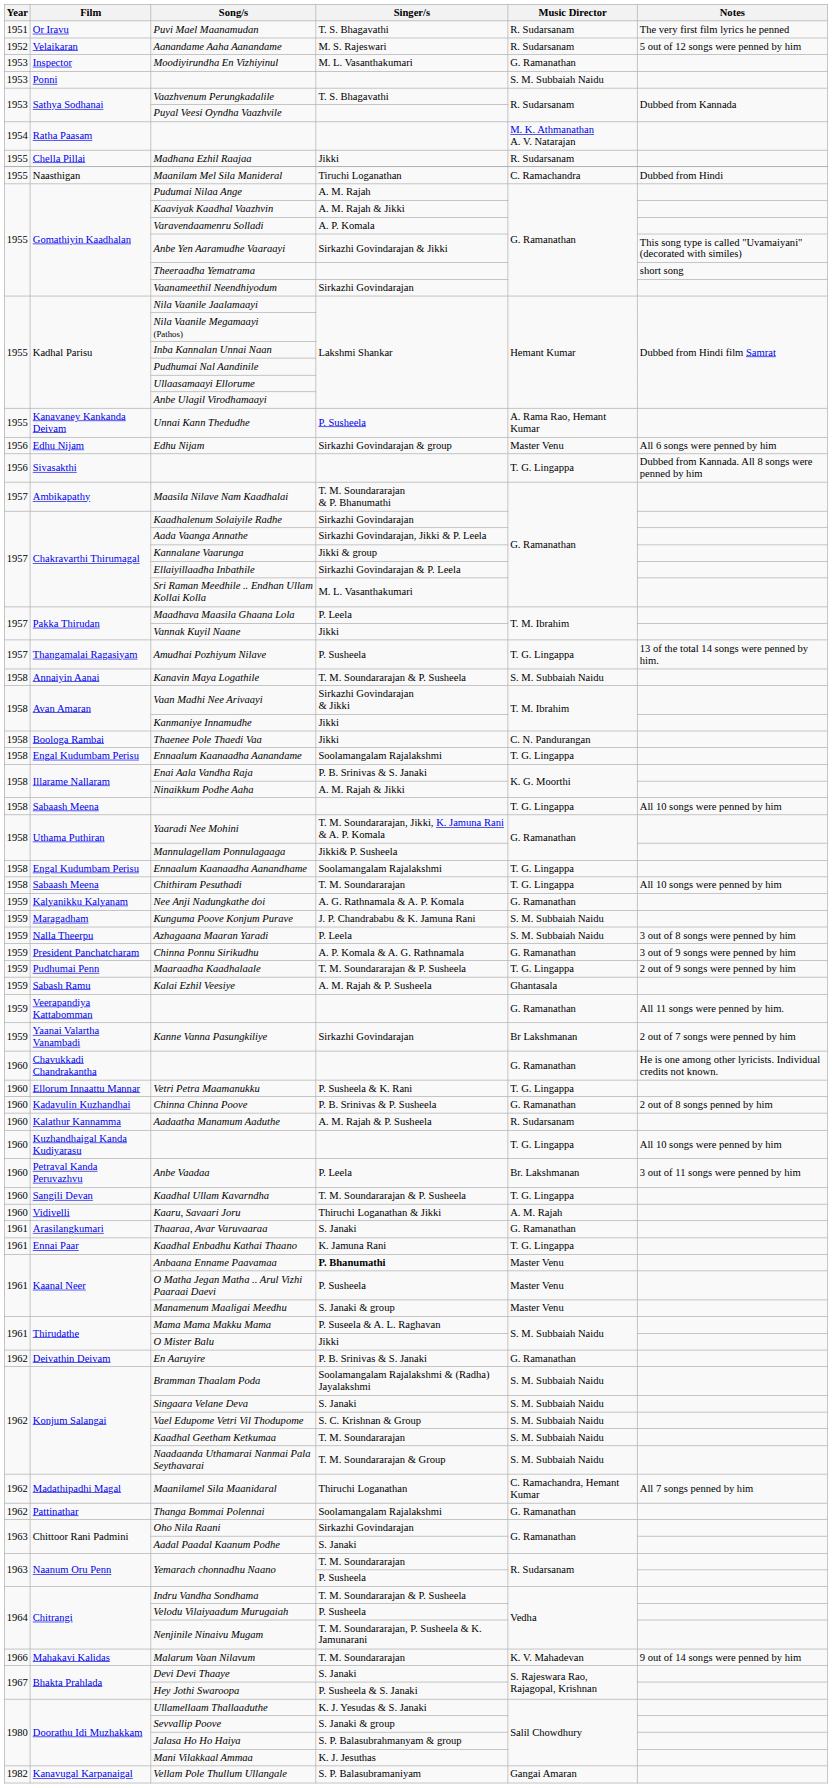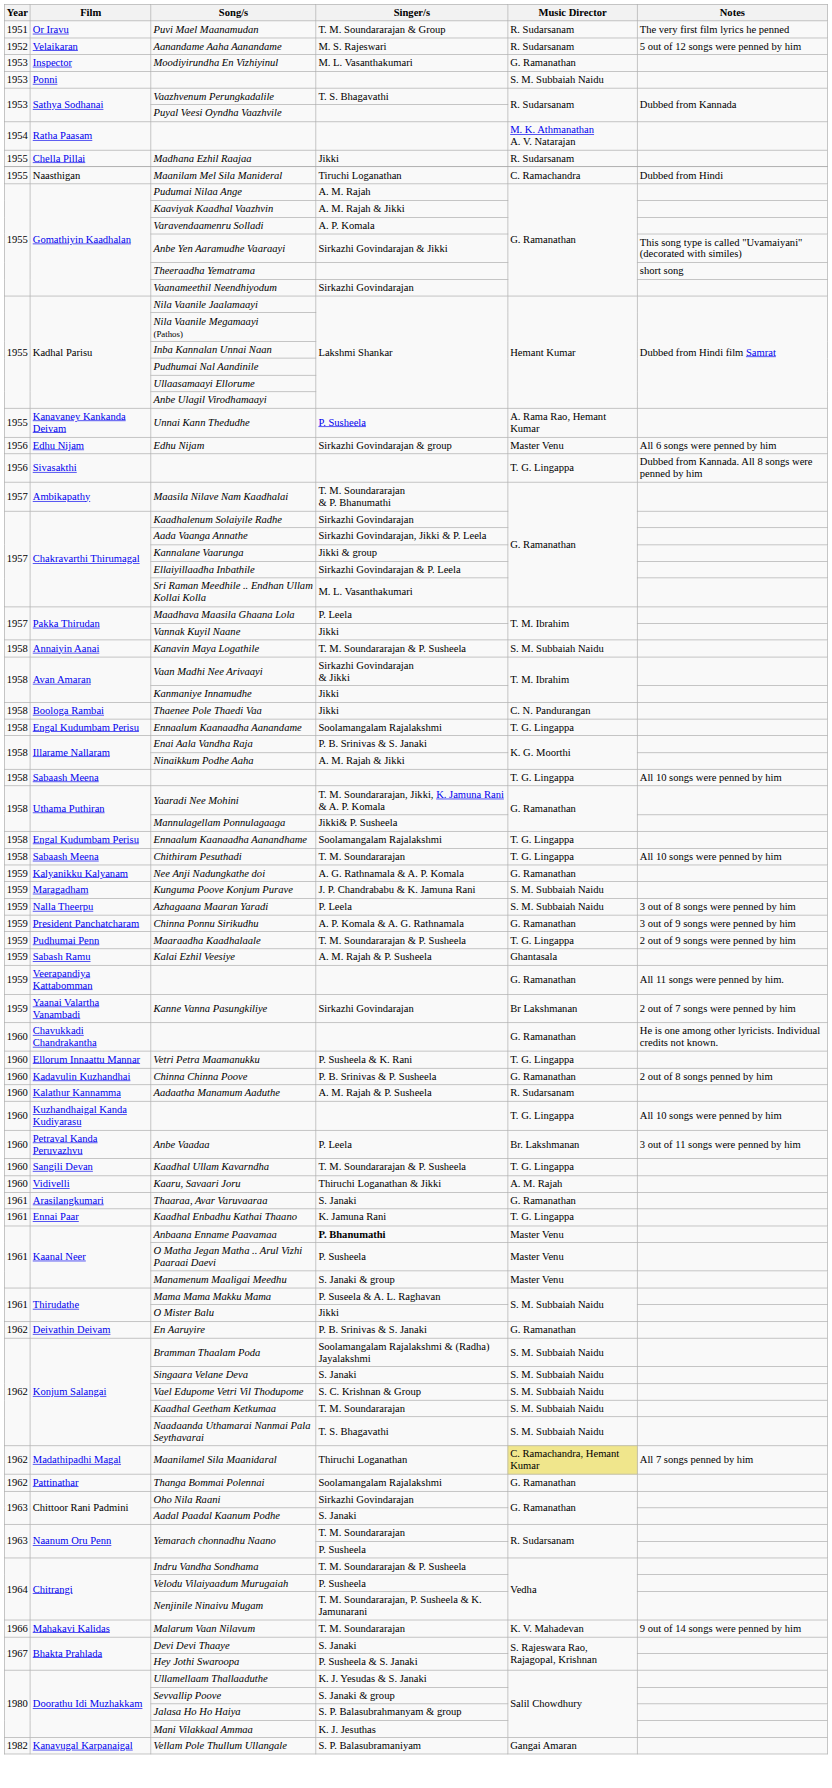(354, 29) T. S. Bhagavathi -> (382, 29) T. M. Soundararajan & Group
- row: (85, 654)
(382, 1460) T. M. Soundararajan & Group -> (354, 1431) T. S. Bhagavathi
(565, 1488) no background -> (565, 1460) khaki background
